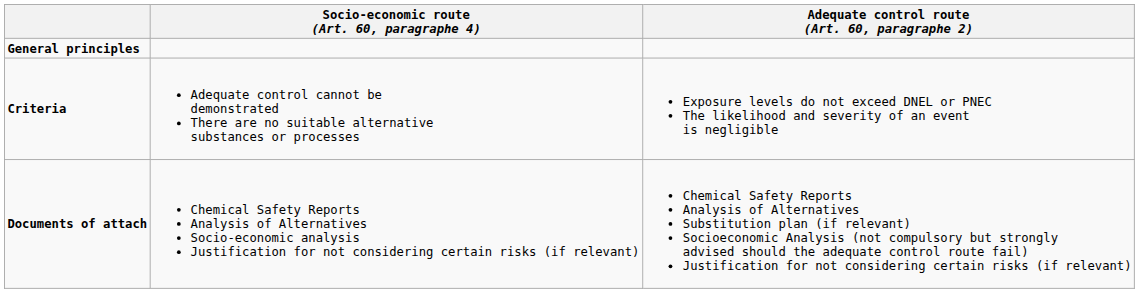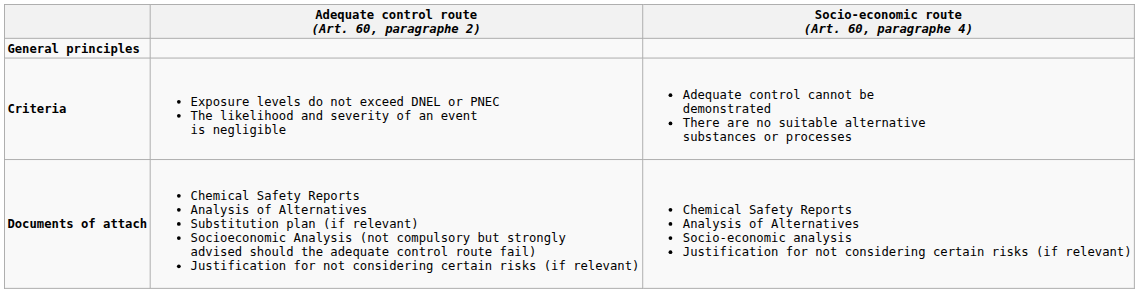columns swapped: (888, 21) <-> (396, 21)
